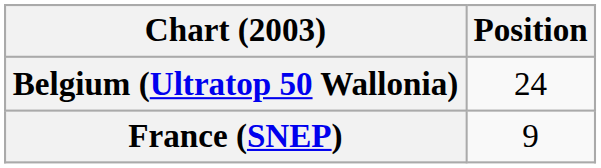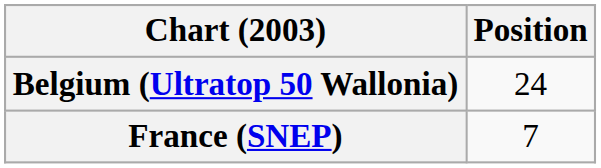(531, 135) 9 -> (531, 135) 7
